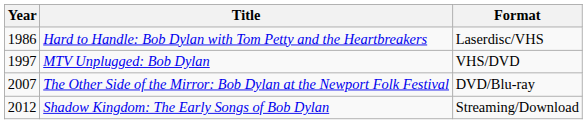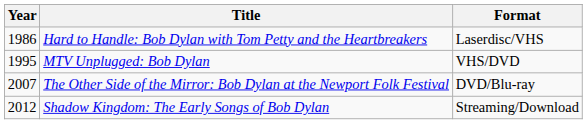(22, 61) 1997 -> (22, 61) 1995
